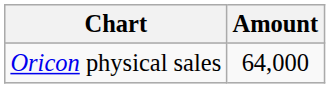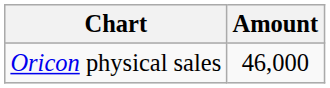(275, 62) 64,000 -> (275, 62) 46,000
